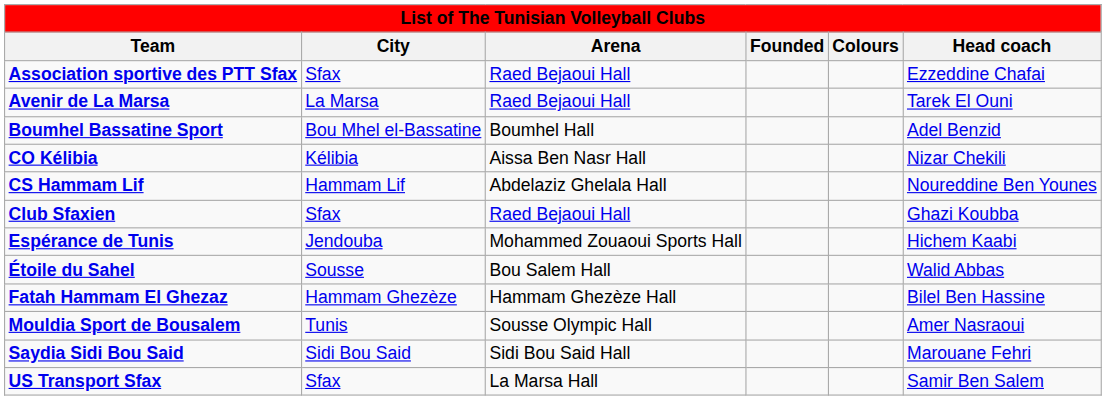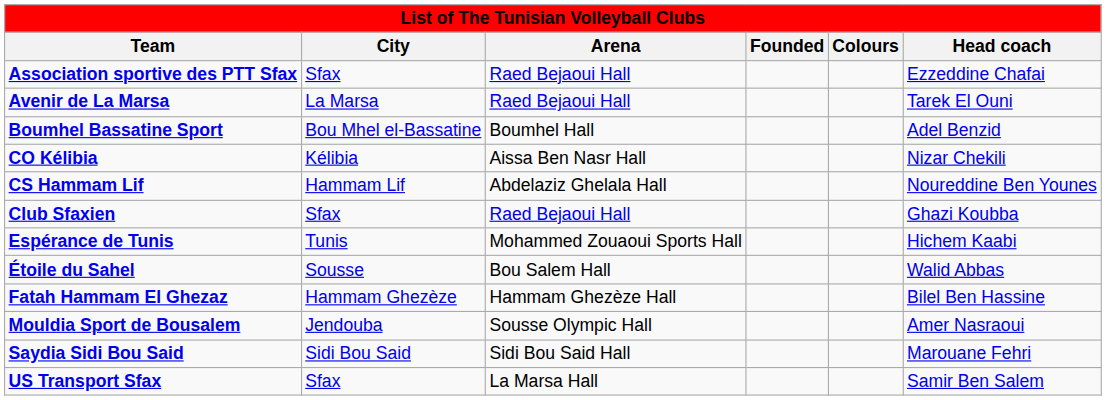(344, 241) Jendouba -> (326, 241) Tunis
(326, 325) Tunis -> (344, 325) Jendouba
